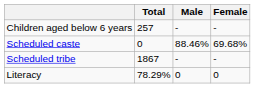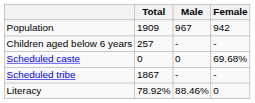+ row: (30, 28)
(192, 43) 88.46% -> (178, 59) 0
(154, 75) 78.29% -> (154, 91) 78.92%
(178, 75) 0 -> (192, 91) 88.46%
